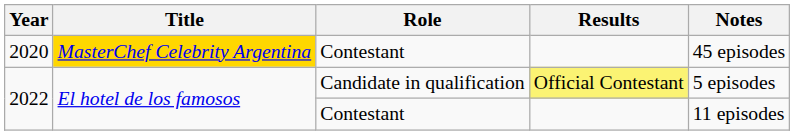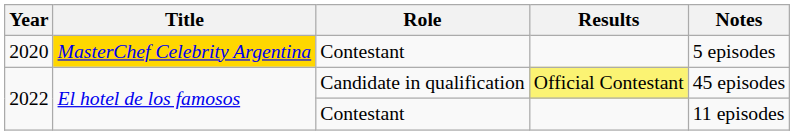(739, 51) 45 episodes -> (734, 51) 5 episodes
(734, 82) 5 episodes -> (739, 82) 45 episodes
